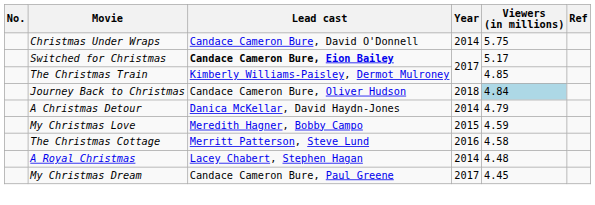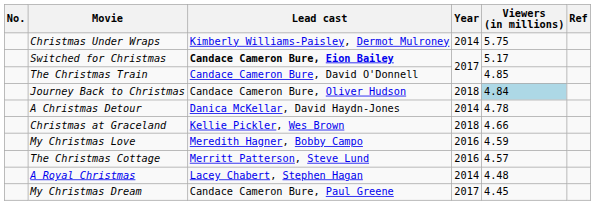(304, 41) Candace Cameron Bure, David O'Donnell -> (320, 41) Kimberly Williams-Paisley, Dermot Mulroney
(320, 75) Kimberly Williams-Paisley, Dermot Mulroney -> (304, 75) Candace Cameron Bure, David O'Donnell
(496, 108) 4.79 -> (496, 108) 4.78
+ row: (98, 125)
(467, 125) 2015 -> (467, 142) 2016
(496, 142) 4.58 -> (496, 159) 4.57
